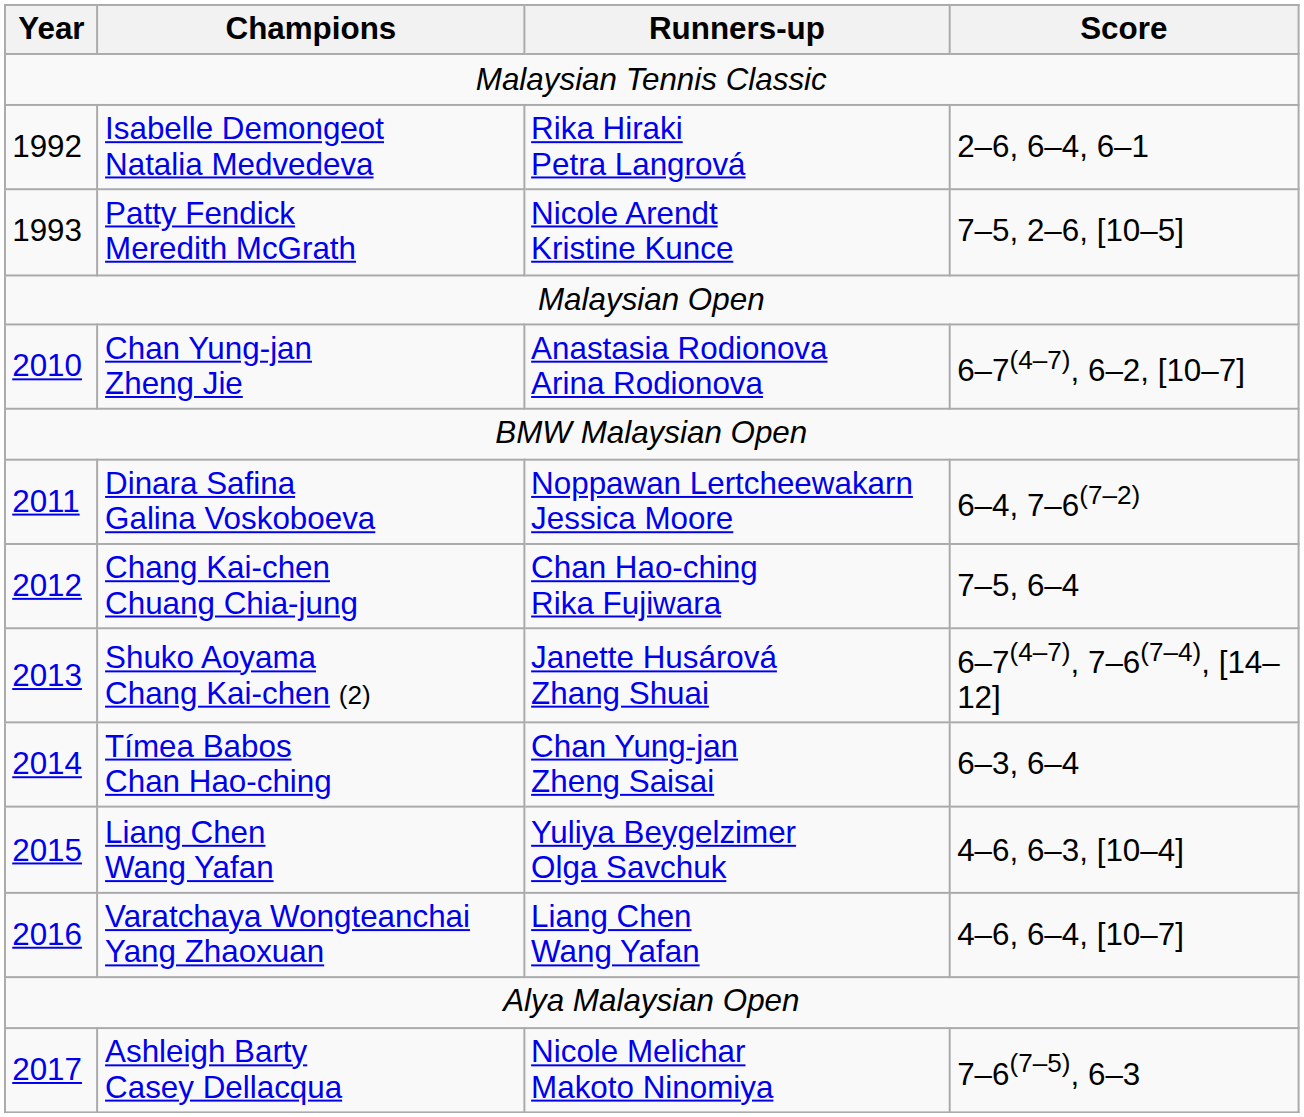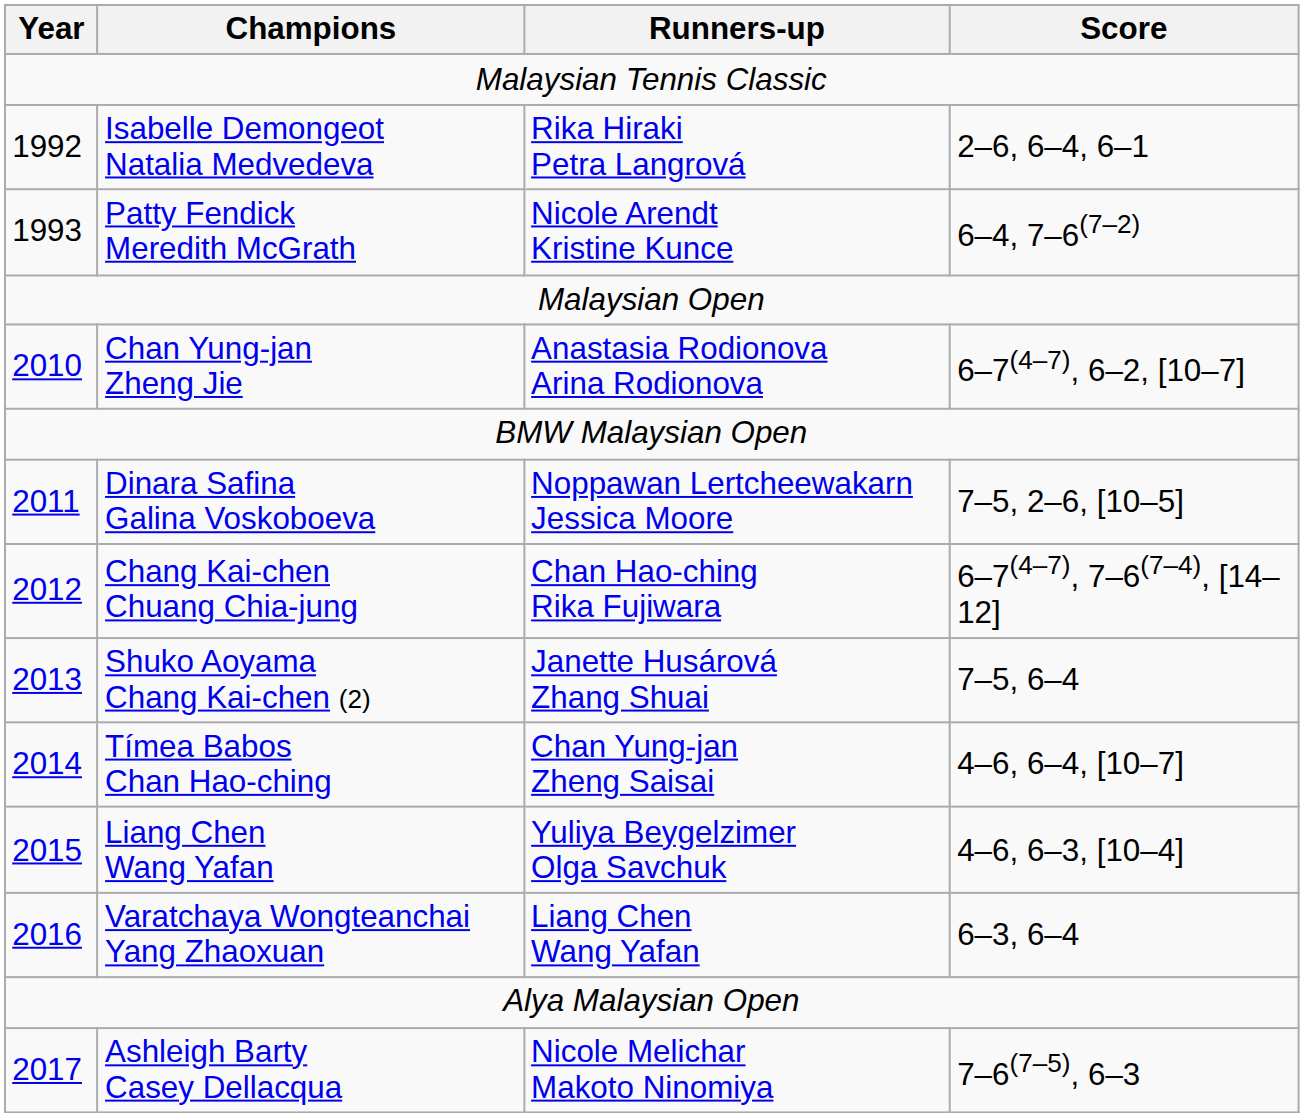(1071, 231) 7–5, 2–6, [10–5] -> (1049, 231) 6–4, 7–6(7–2)
(1049, 500) 6–4, 7–6(7–2) -> (1071, 500) 7–5, 2–6, [10–5]
(1018, 586) 7–5, 6–4 -> (1118, 590) 6–7(4–7), 7–6(7–4), [14–12]
(1118, 675) 6–7(4–7), 7–6(7–4), [14–12] -> (1018, 679) 7–5, 6–4
(1018, 764) 6–3, 6–4 -> (1071, 764) 4–6, 6–4, [10–7]
(1071, 934) 4–6, 6–4, [10–7] -> (1018, 934) 6–3, 6–4
